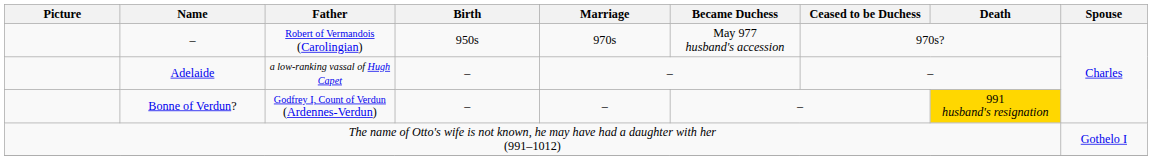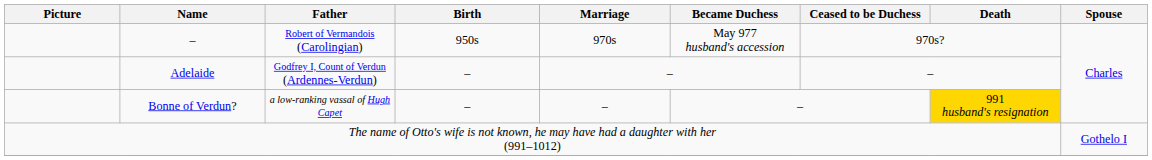(330, 73) a low-ranking vassal of Hugh Capet -> (330, 73) Godfrey I, Count of Verdun (Ardennes-Verdun)
(330, 106) Godfrey I, Count of Verdun (Ardennes-Verdun) -> (330, 106) a low-ranking vassal of Hugh Capet
